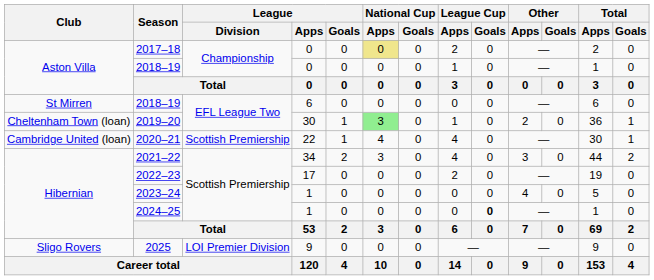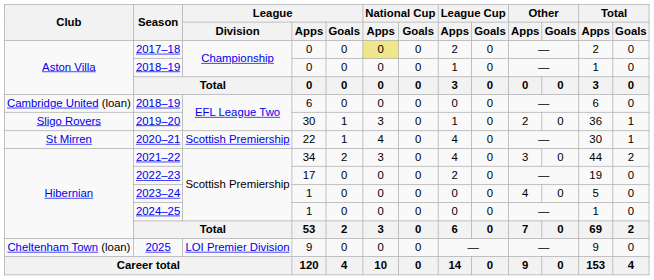(69, 103) St Mirren -> (69, 103) Cambridge United (loan)
(69, 121) Cheltenham Town (loan) -> (69, 121) Sligo Rovers
(381, 121) lightgreen background -> (381, 121) no background
(69, 139) Cambridge United (loan) -> (69, 139) St Mirren
(490, 211) bold -> (490, 211) normal
(69, 247) Sligo Rovers -> (69, 247) Cheltenham Town (loan)
